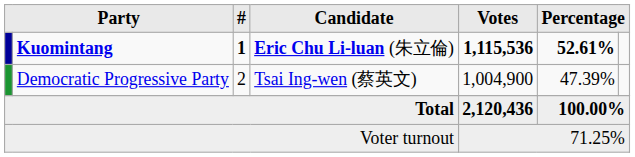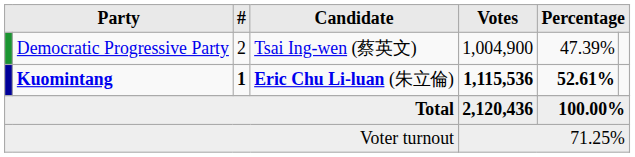rows swapped: (65, 48) <-> (123, 79)
